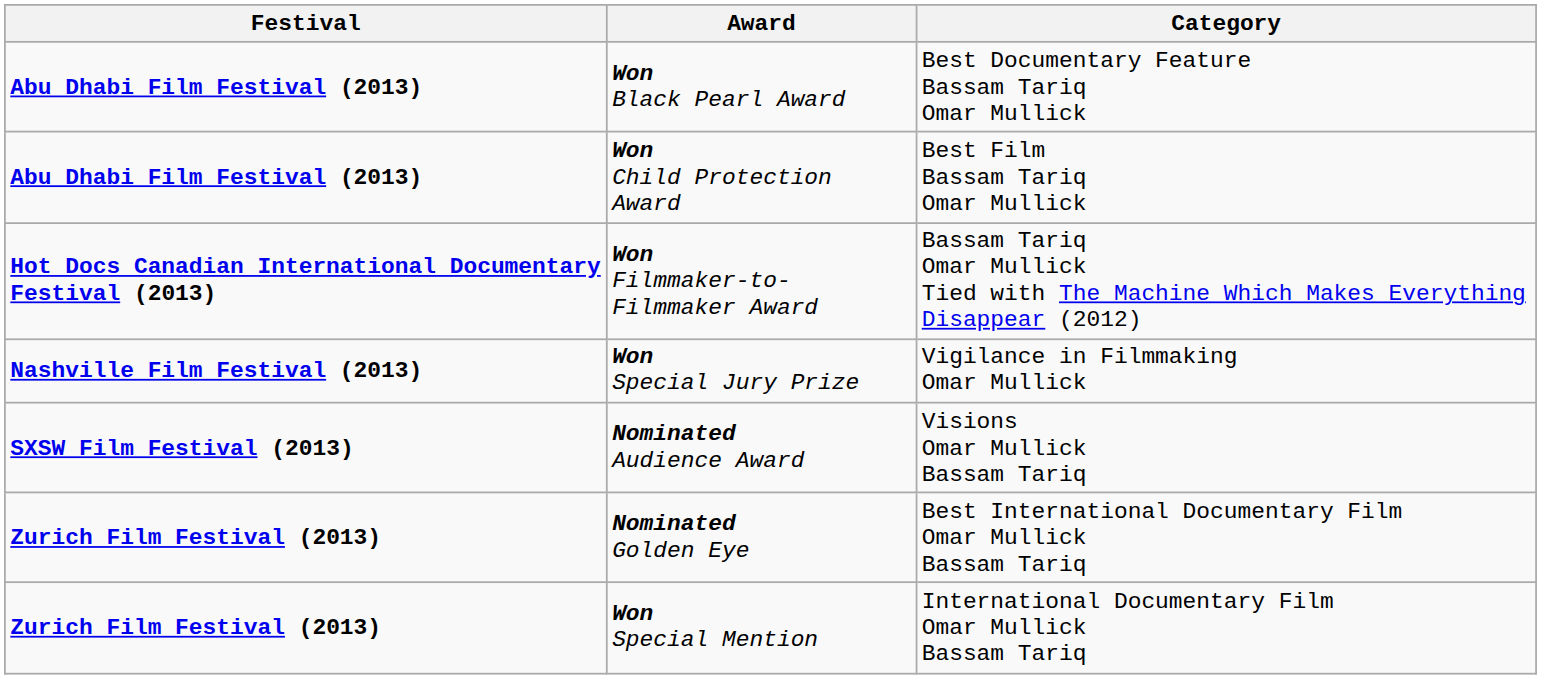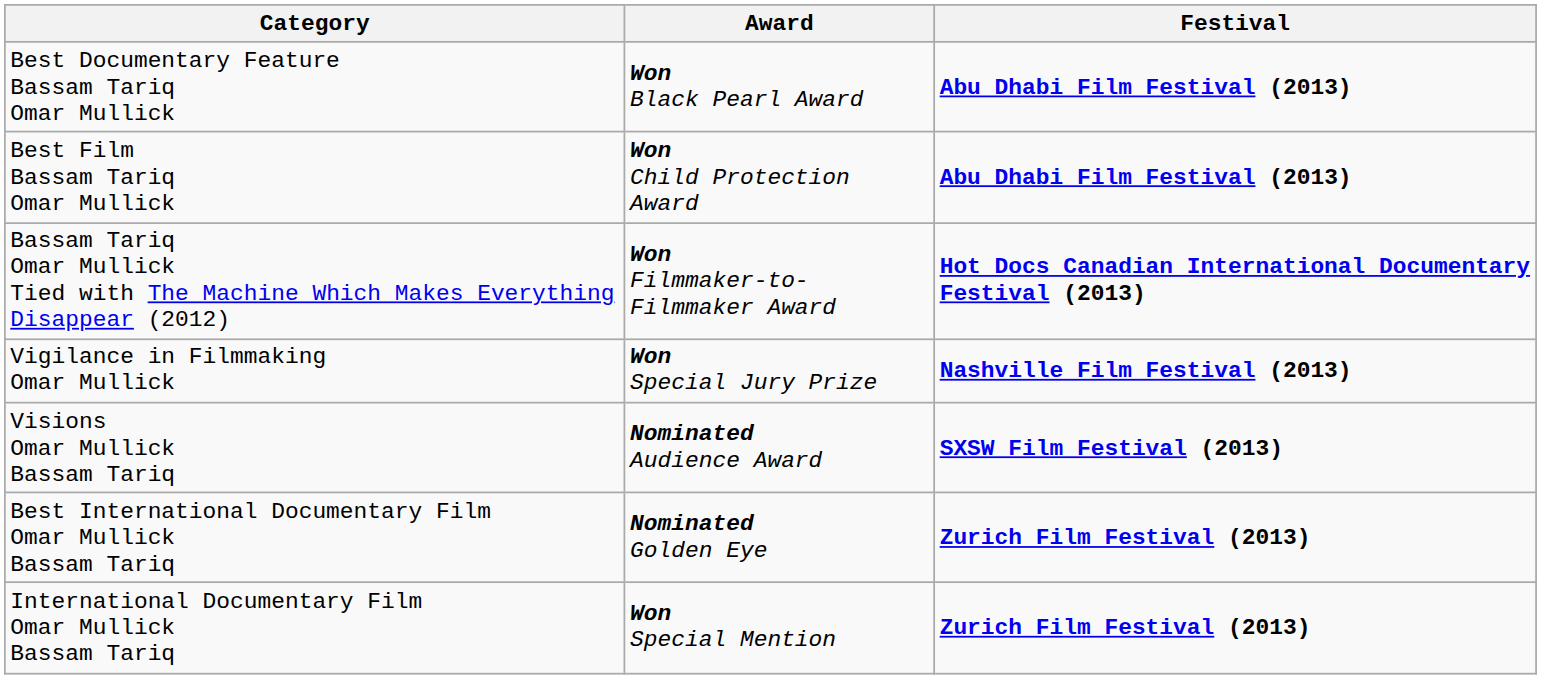columns swapped: (306, 24) <-> (1226, 24)
